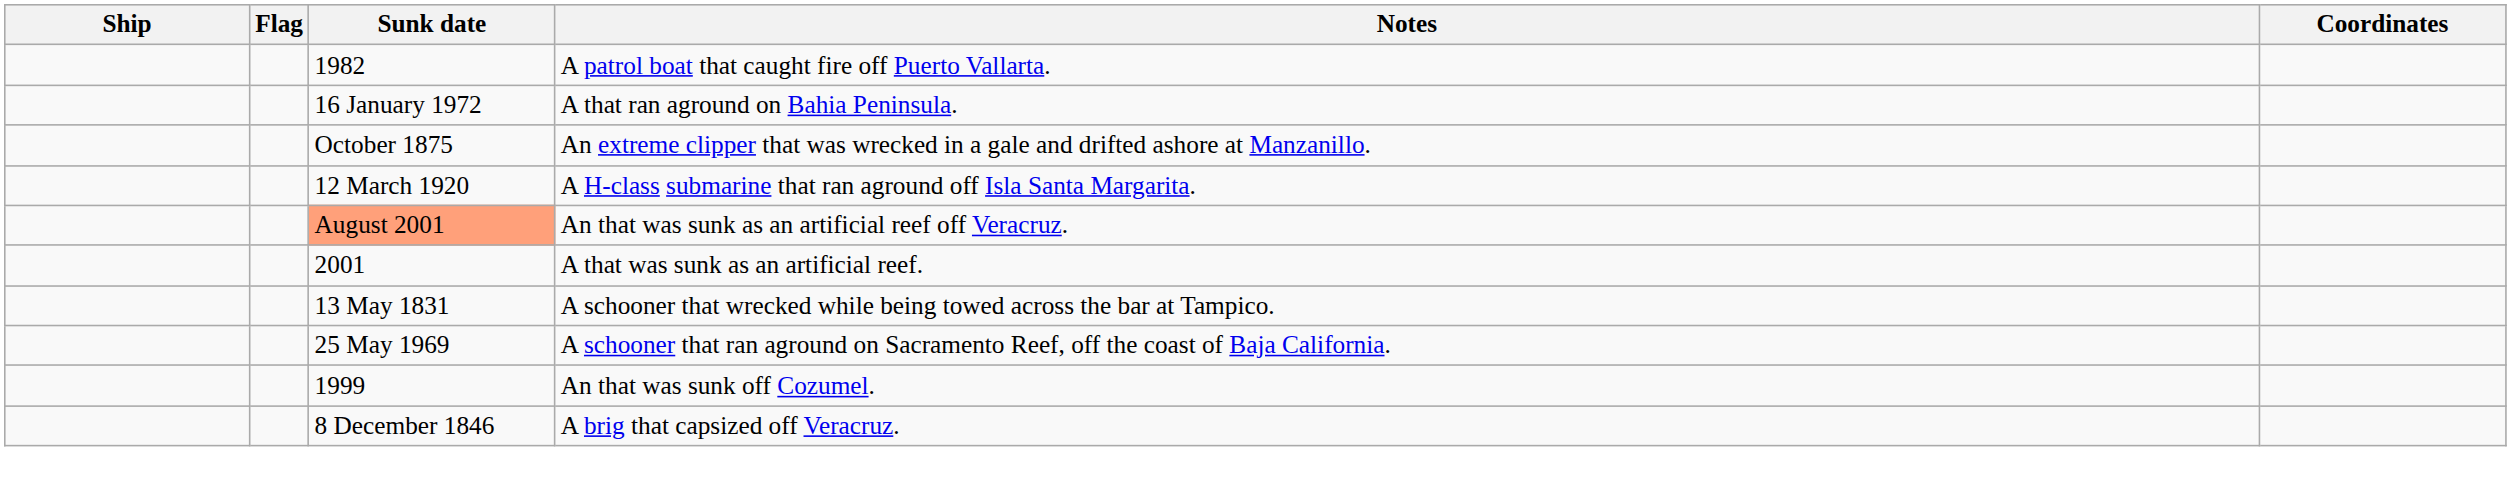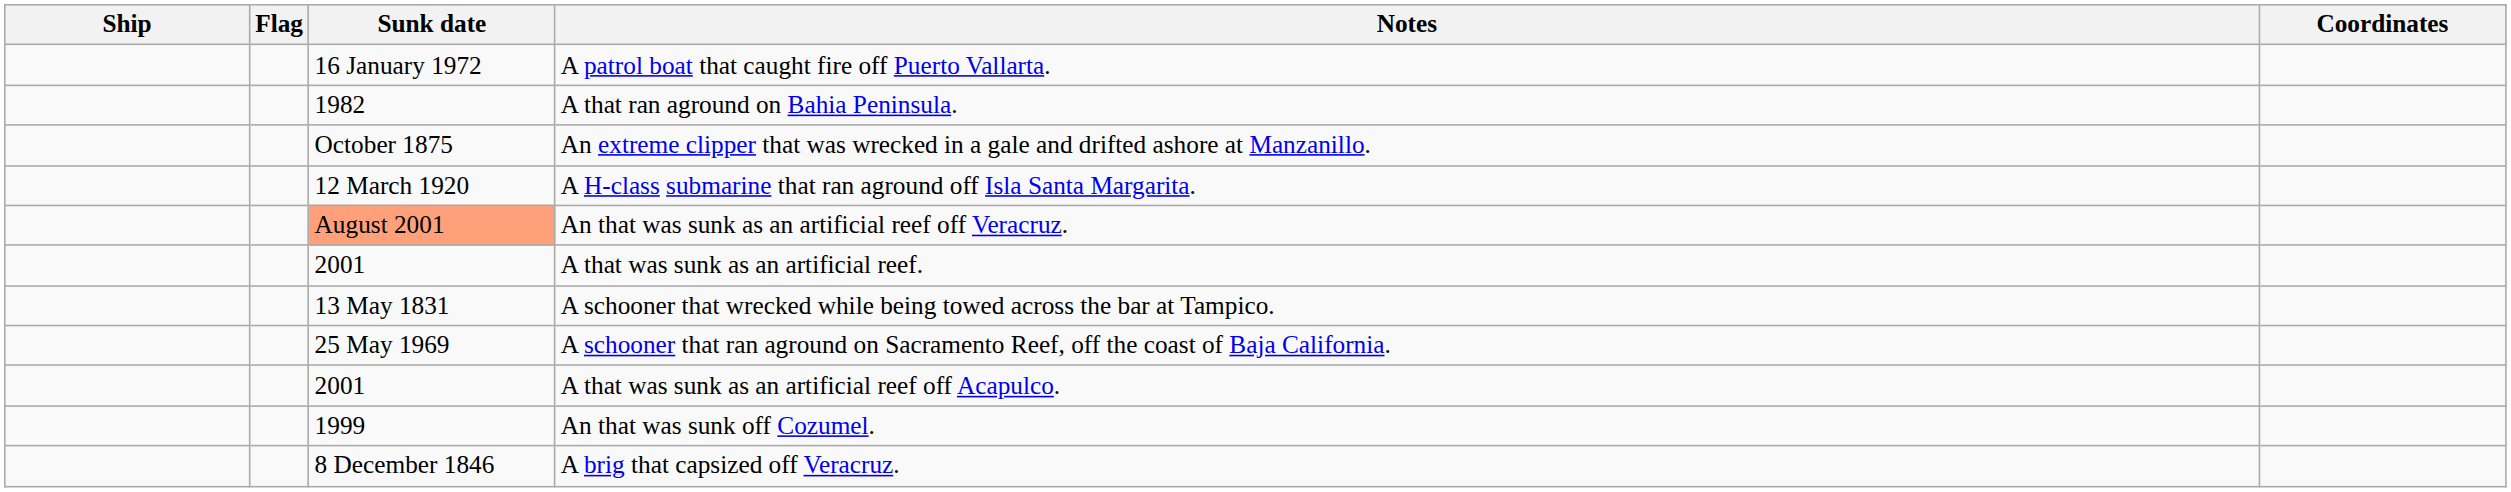(340, 64) 1982 -> (398, 64) 16 January 1972
(398, 104) 16 January 1972 -> (340, 104) 1982
+ row: (810, 385)
